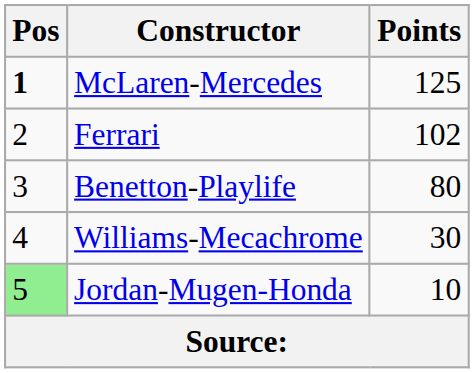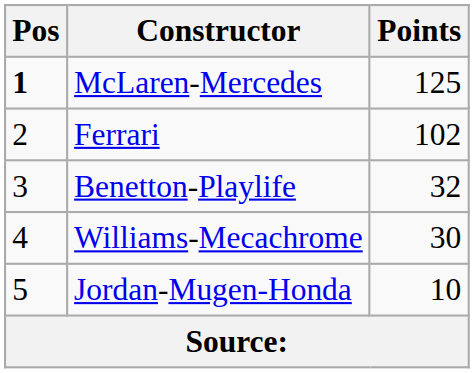(445, 186) 80 -> (445, 186) 32
(20, 290) lightgreen background -> (20, 290) no background
